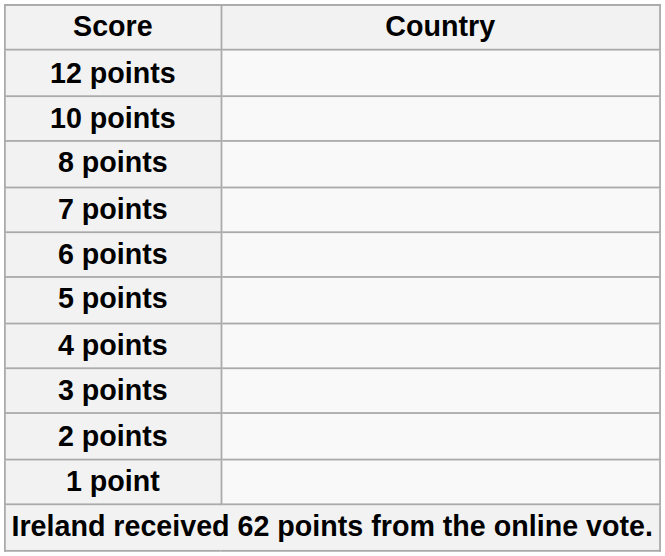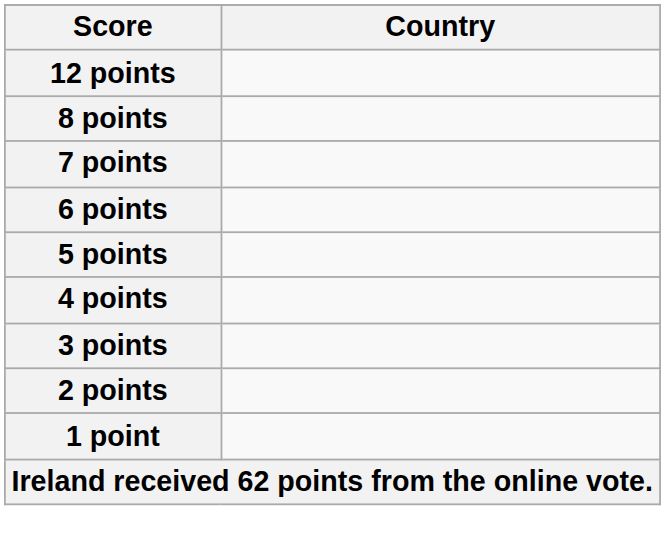- row: (113, 118)
